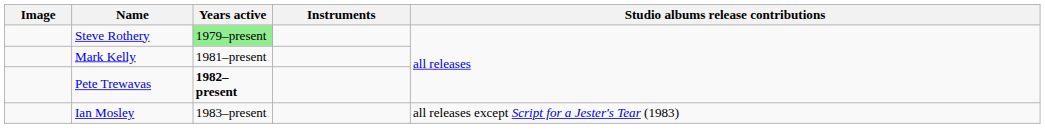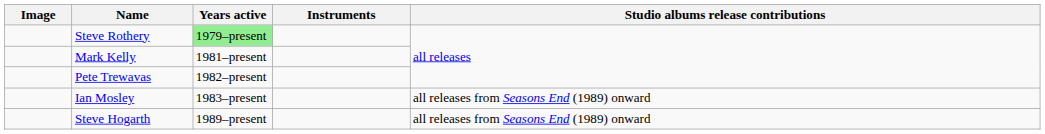(216, 84) bold -> (231, 77) normal
(546, 112) all releases except Script for a Jester's Tear (1983) -> (532, 98) all releases from Seasons End (1989) onward
+ row: (113, 118)
